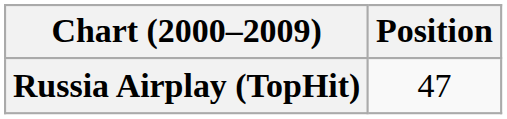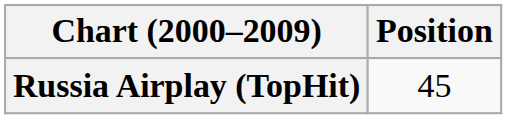(434, 85) 47 -> (434, 85) 45
